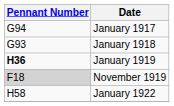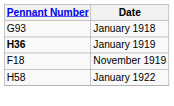- row: (124, 28)
(16, 77) lightgrey background -> (16, 61) no background
